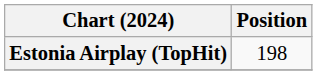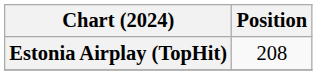(272, 53) 198 -> (272, 53) 208
